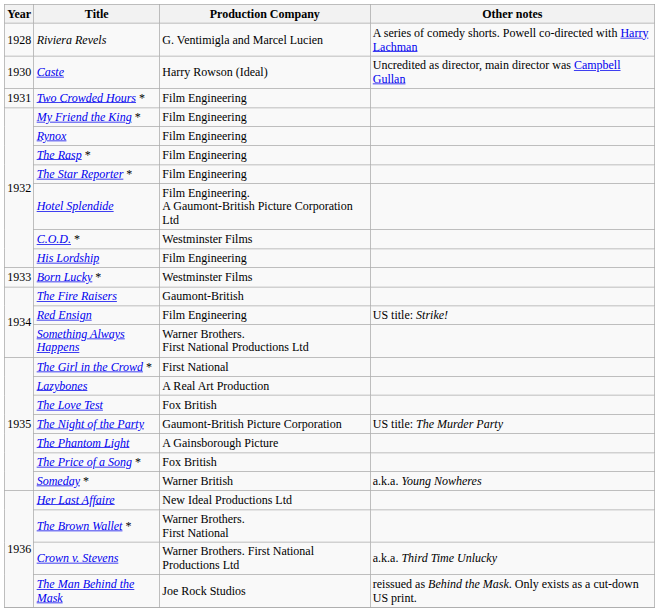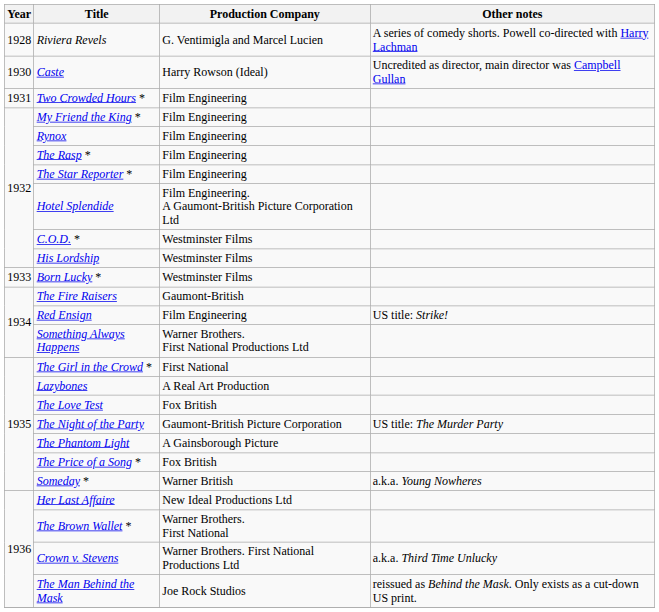(205, 258) Film Engineering -> (207, 258) Westminster Films
